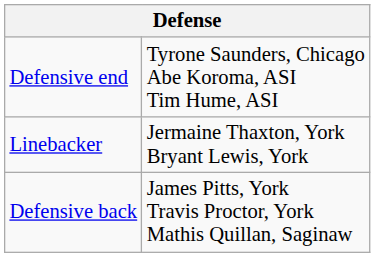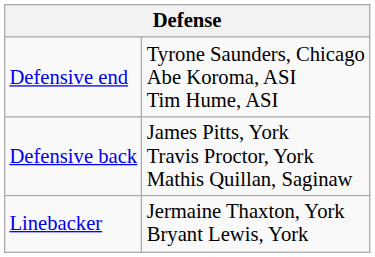rows swapped: (56, 144) <-> (73, 211)
